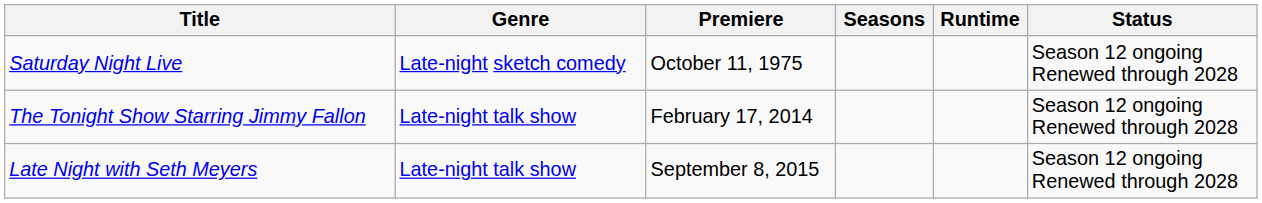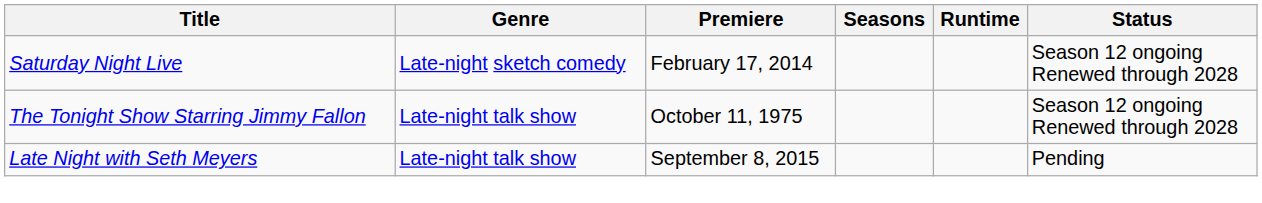(727, 62) October 11, 1975 -> (732, 62) February 17, 2014
(732, 116) February 17, 2014 -> (727, 116) October 11, 1975
(1135, 170) Season 12 ongoing Renewed through 2028 -> (1068, 159) Pending
